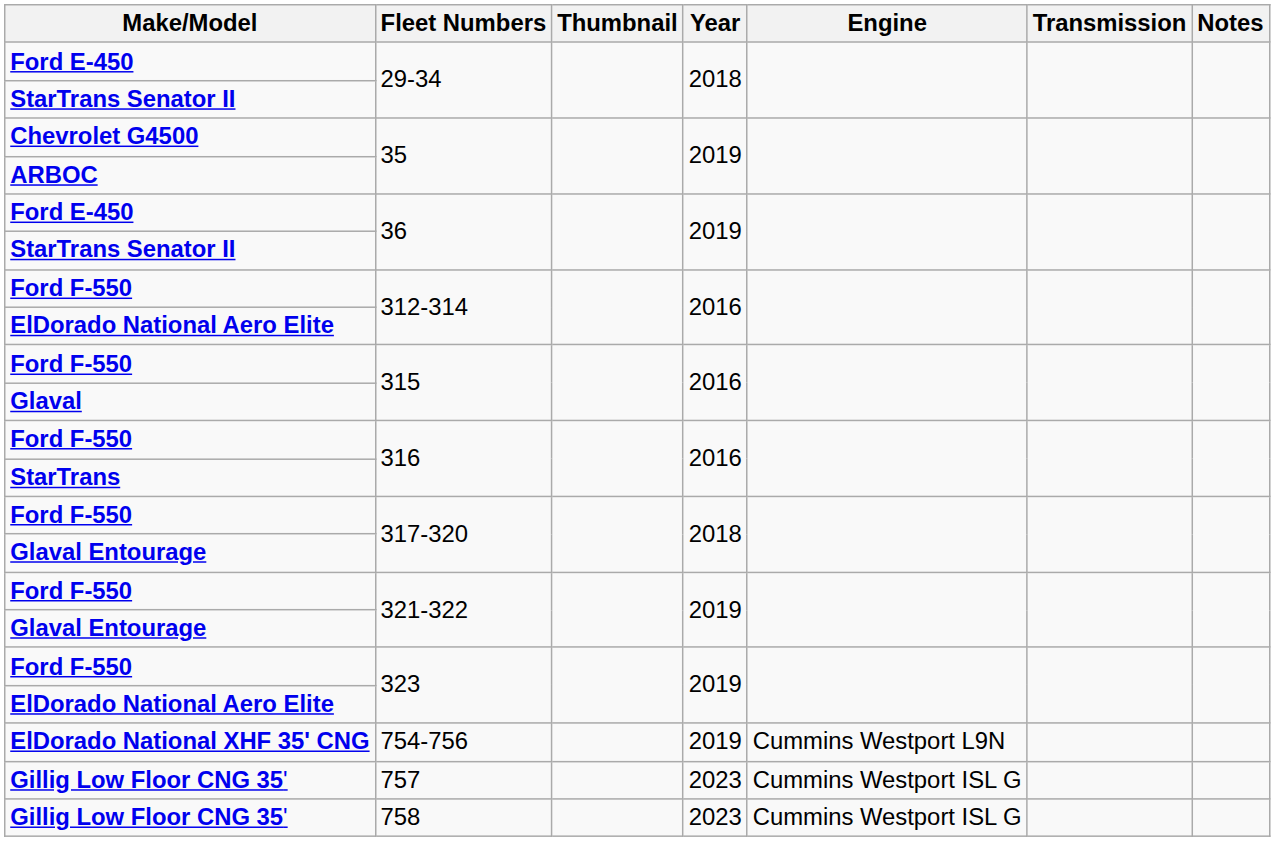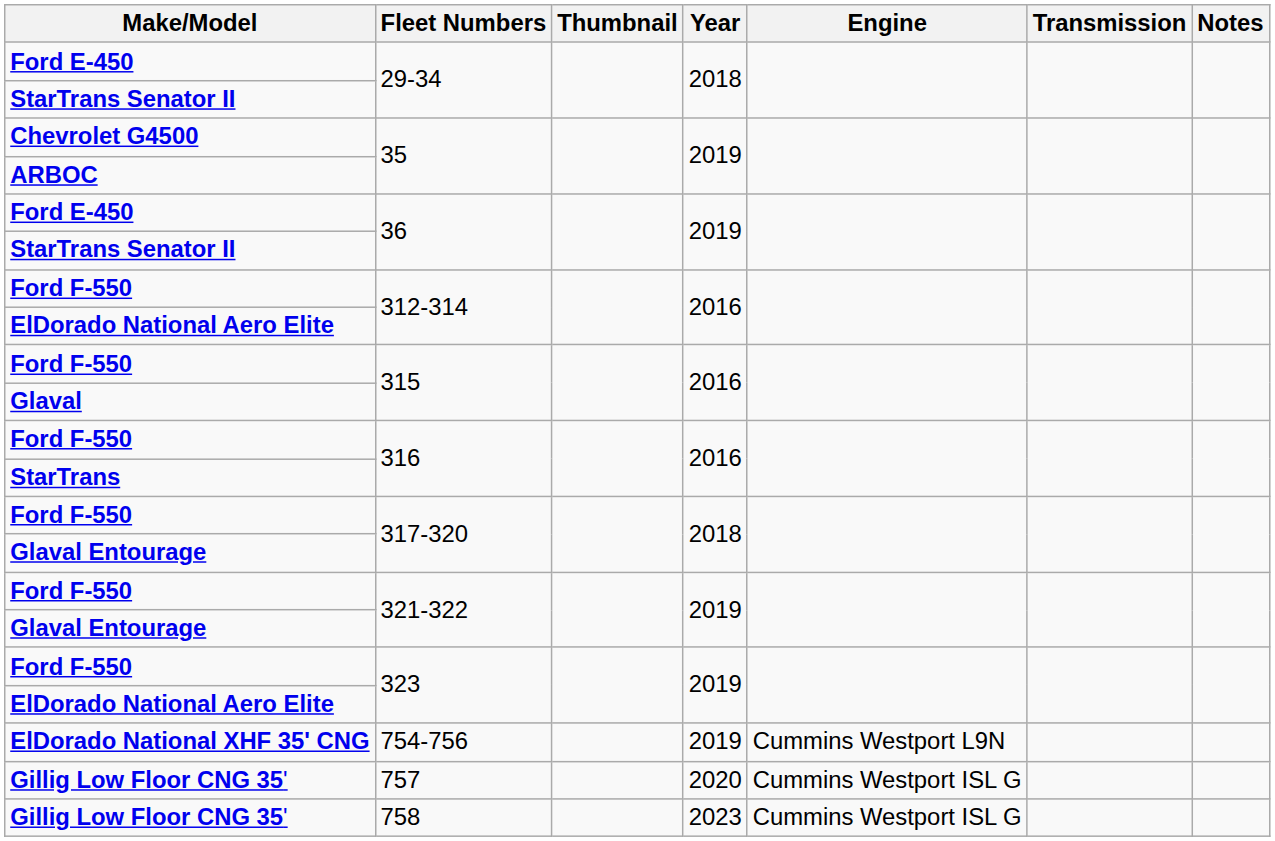(715, 779) 2023 -> (715, 779) 2020
